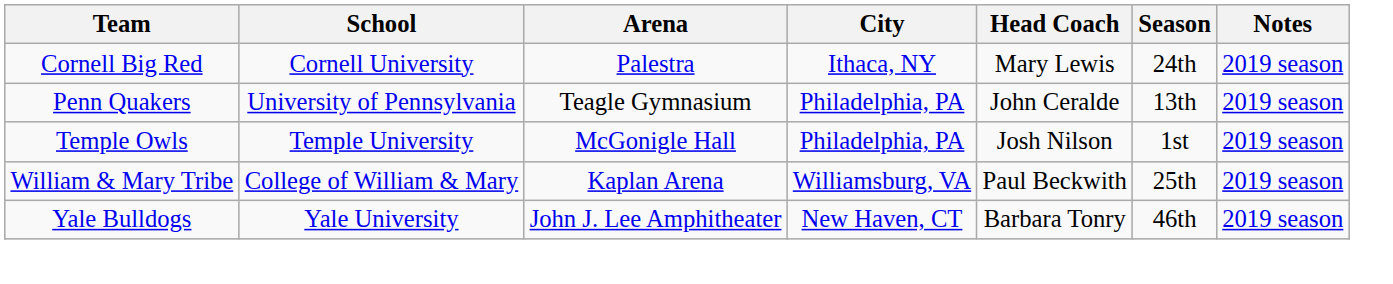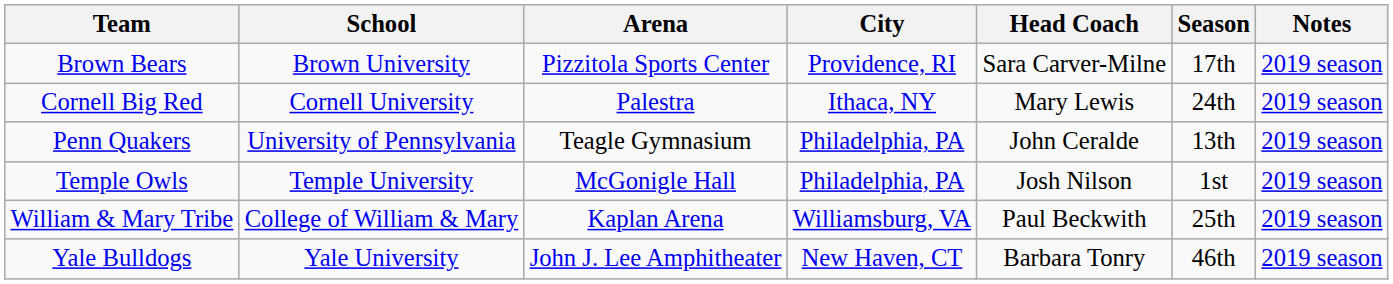+ row: (122, 63)
